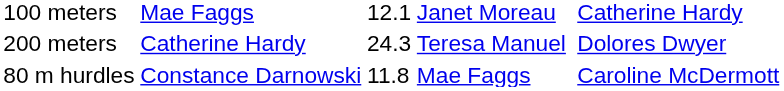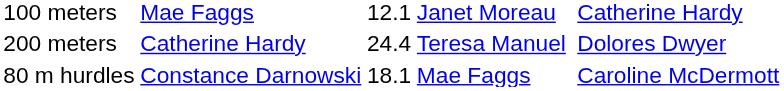(389, 44) 24.3 -> (389, 44) 24.4
(388, 75) 11.8 -> (389, 75) 18.1
